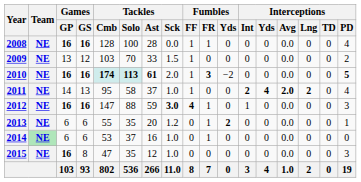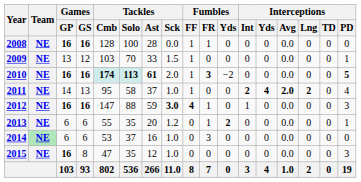(347, 43) 4 -> (347, 43) 0
(347, 59) 2 -> (347, 59) 1
(209, 138) 1 -> (209, 138) 3
